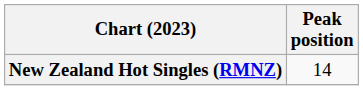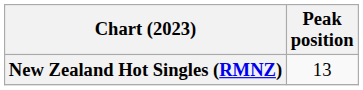(322, 69) 14 -> (322, 69) 13
